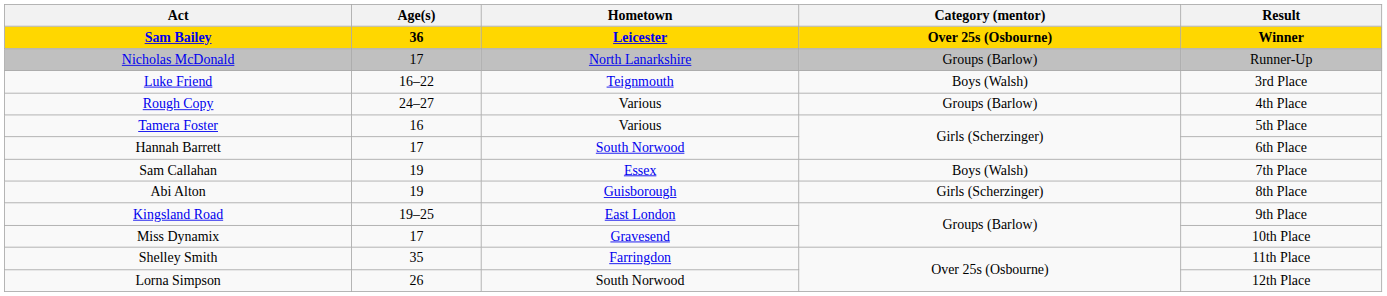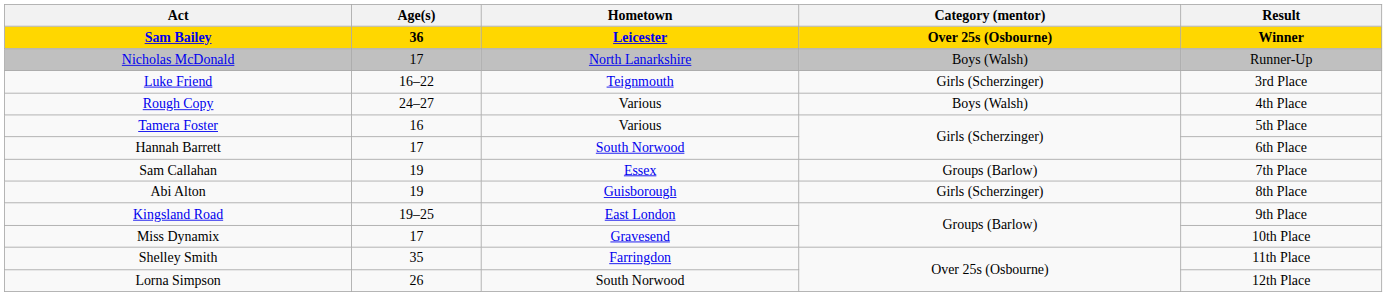(990, 59) Groups (Barlow) -> (990, 59) Boys (Walsh)
(990, 81) Boys (Walsh) -> (990, 81) Girls (Scherzinger)
(990, 103) Groups (Barlow) -> (990, 103) Boys (Walsh)
(990, 170) Boys (Walsh) -> (990, 170) Groups (Barlow)
